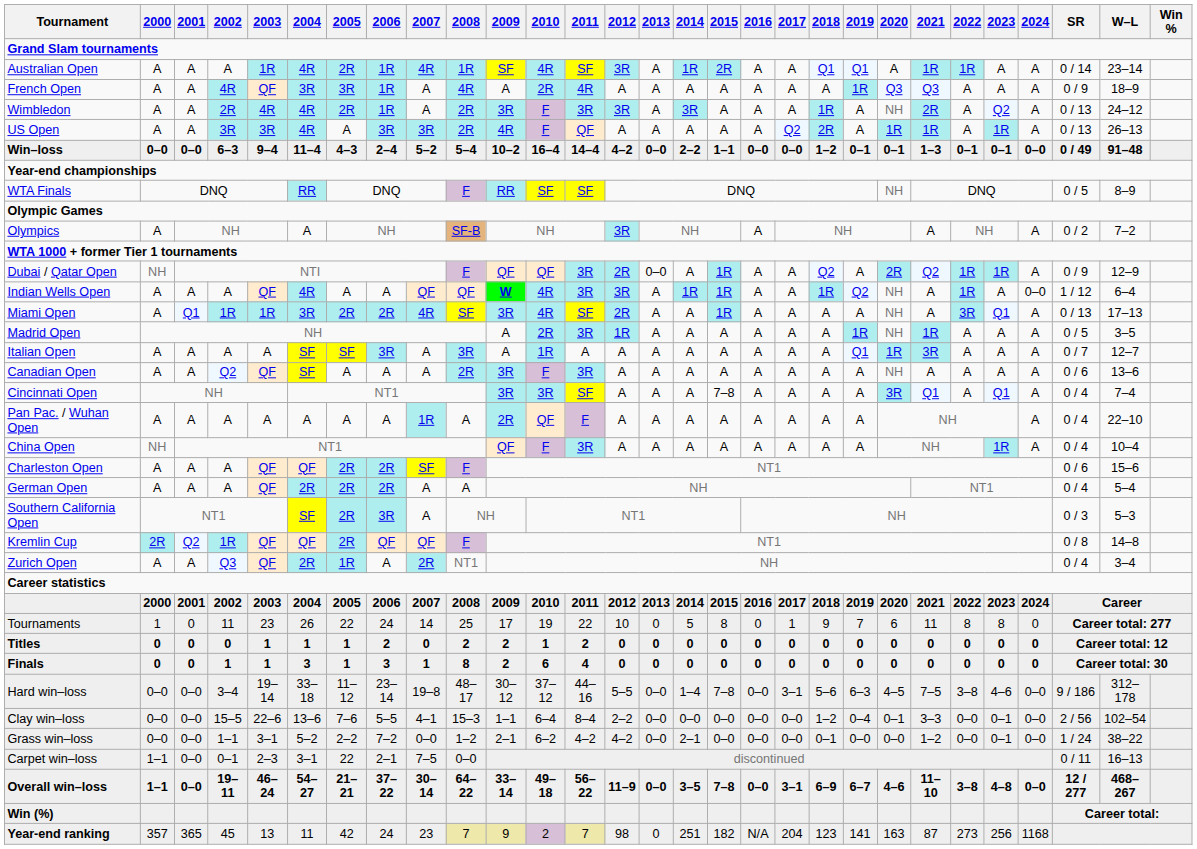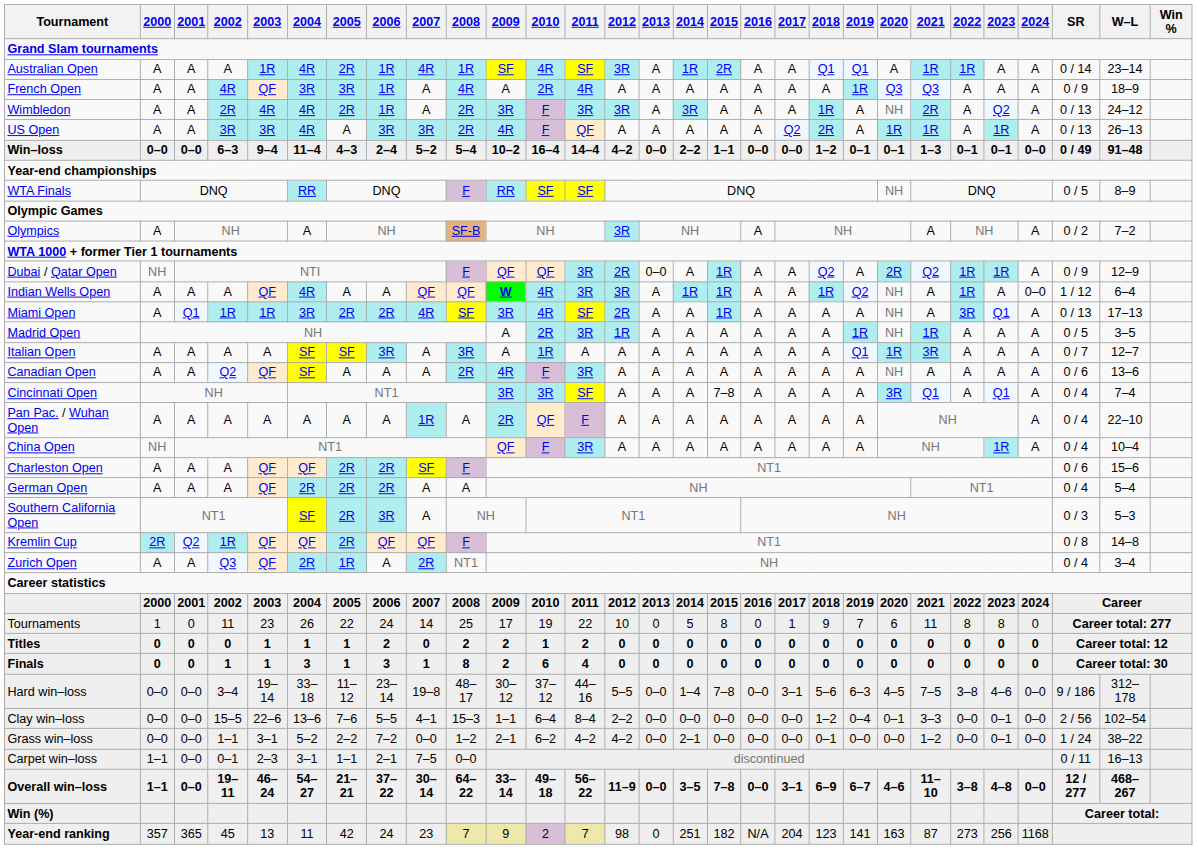(506, 373) 3R -> (506, 373) 4R
(347, 759) 22 -> (347, 759) 1–1
